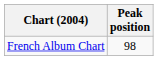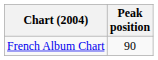(130, 45) 98 -> (130, 45) 90
